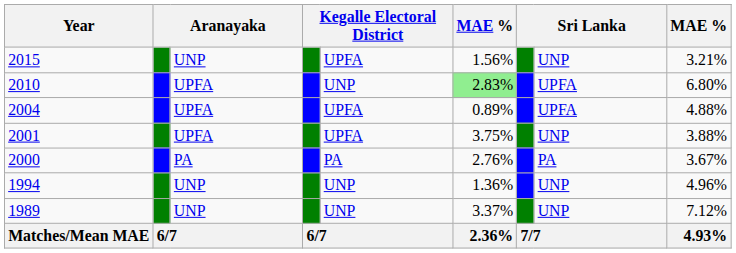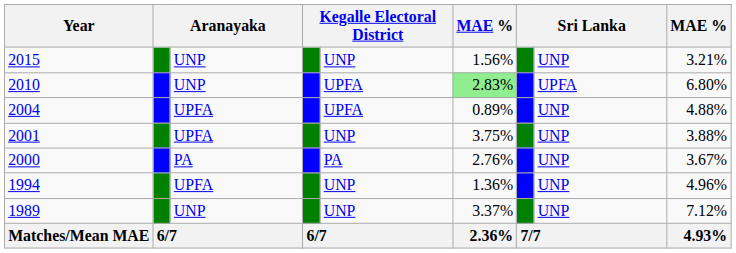(343, 60) UPFA -> (340, 60) UNP
(194, 85) UPFA -> (190, 85) UNP
(340, 85) UNP -> (343, 85) UPFA
(557, 110) UPFA -> (553, 110) UNP
(343, 135) UPFA -> (340, 135) UNP
(547, 160) PA -> (553, 160) UNP
(190, 185) UNP -> (194, 185) UPFA
